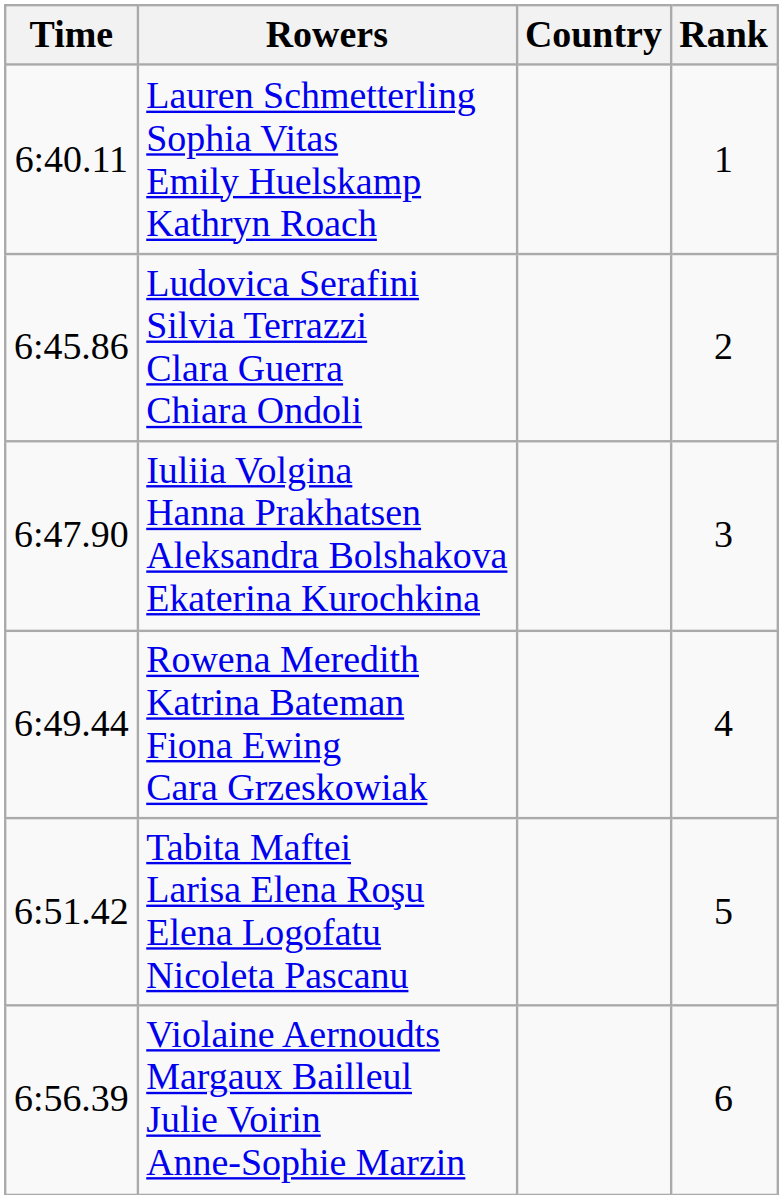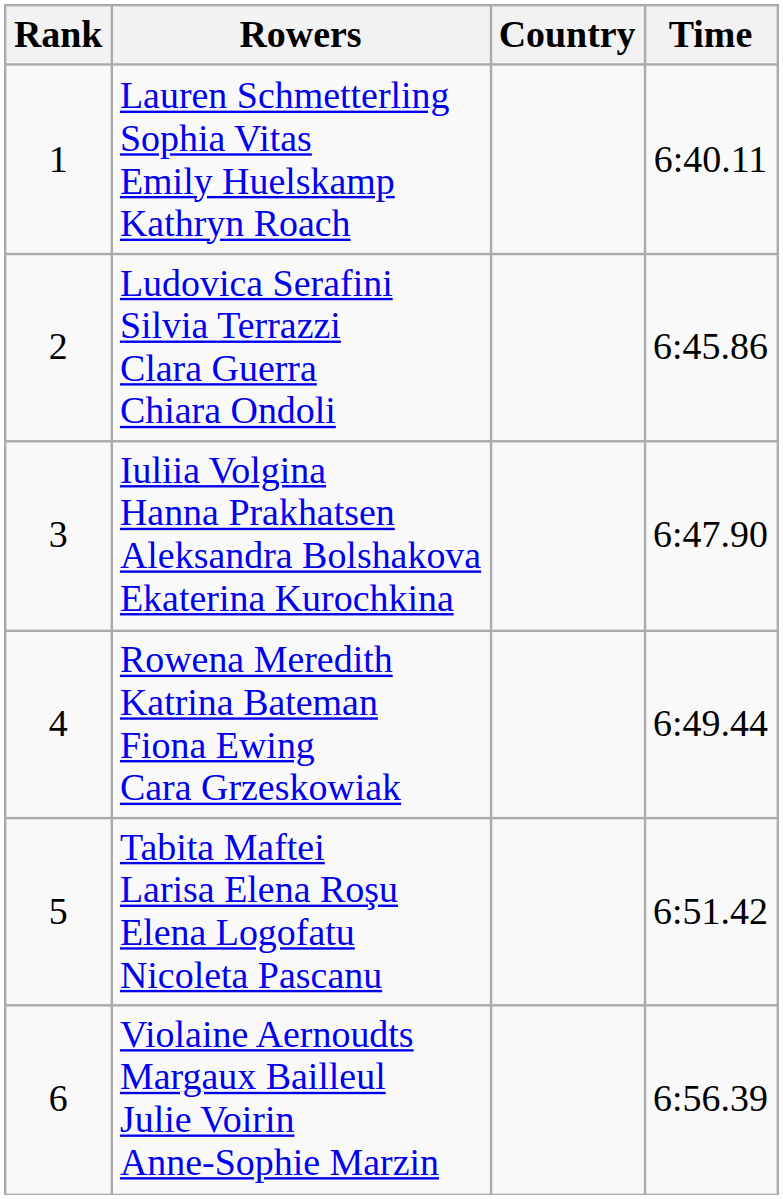columns swapped: (724, 34) <-> (71, 34)
